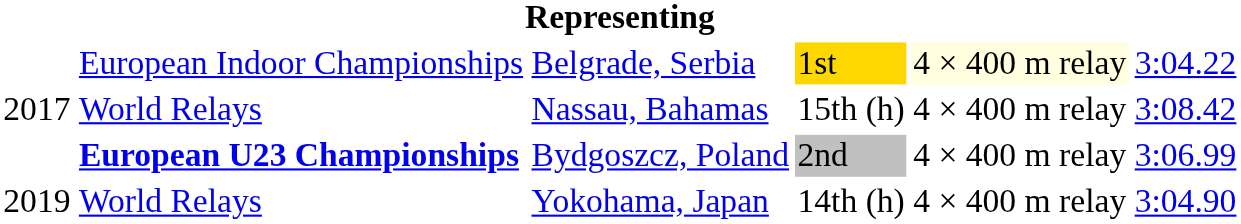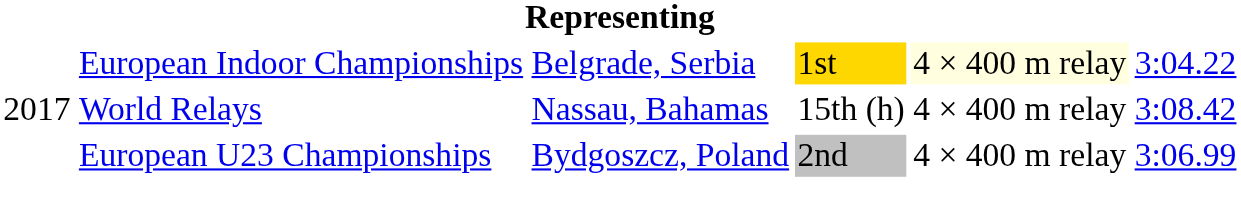(299, 155) bold -> (285, 155) normal
- row: (650, 201)
